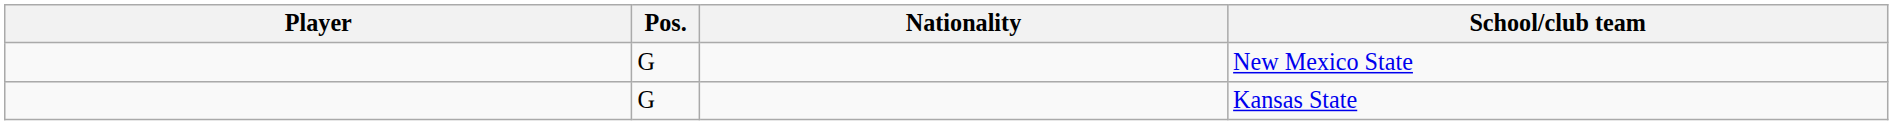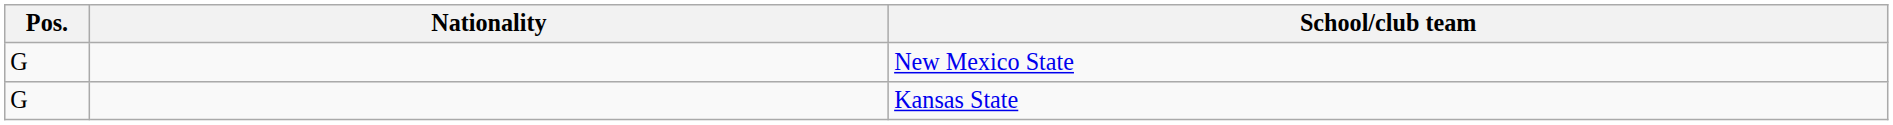- column: (318, 23)
